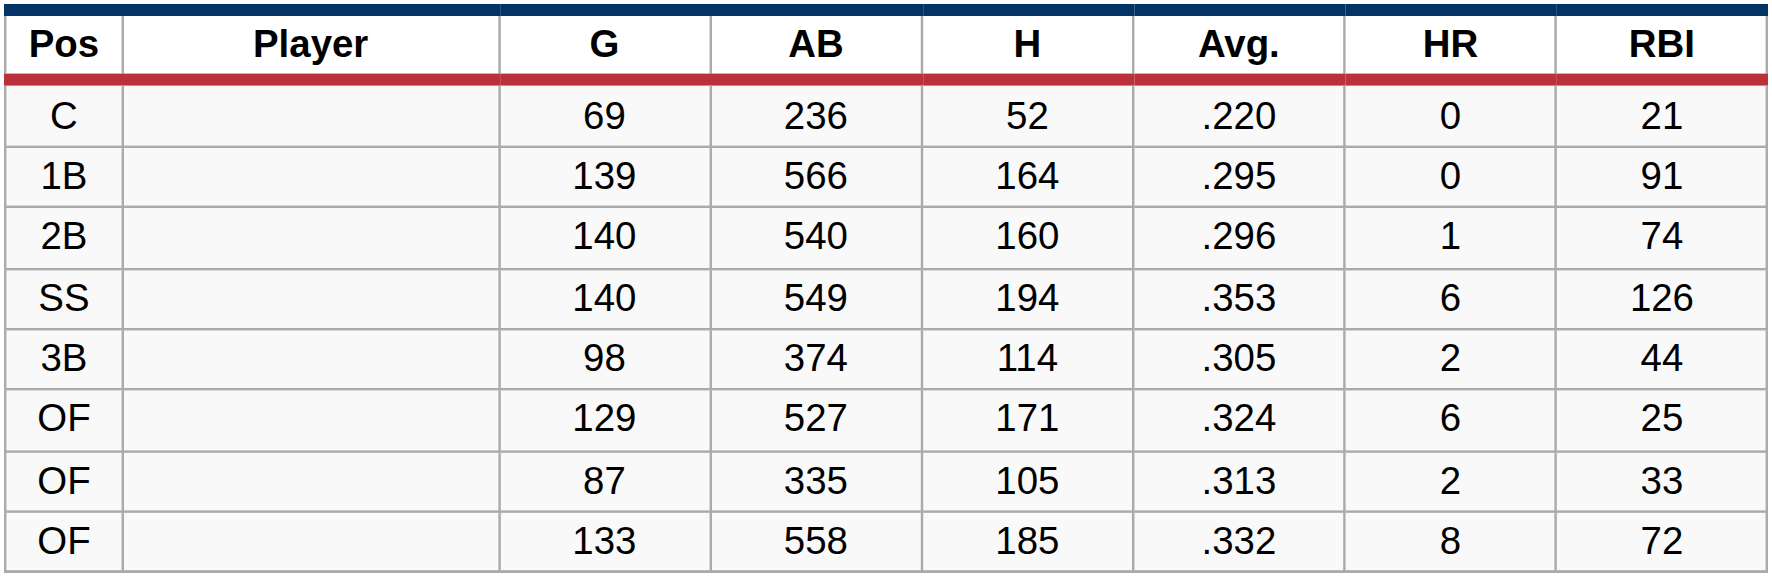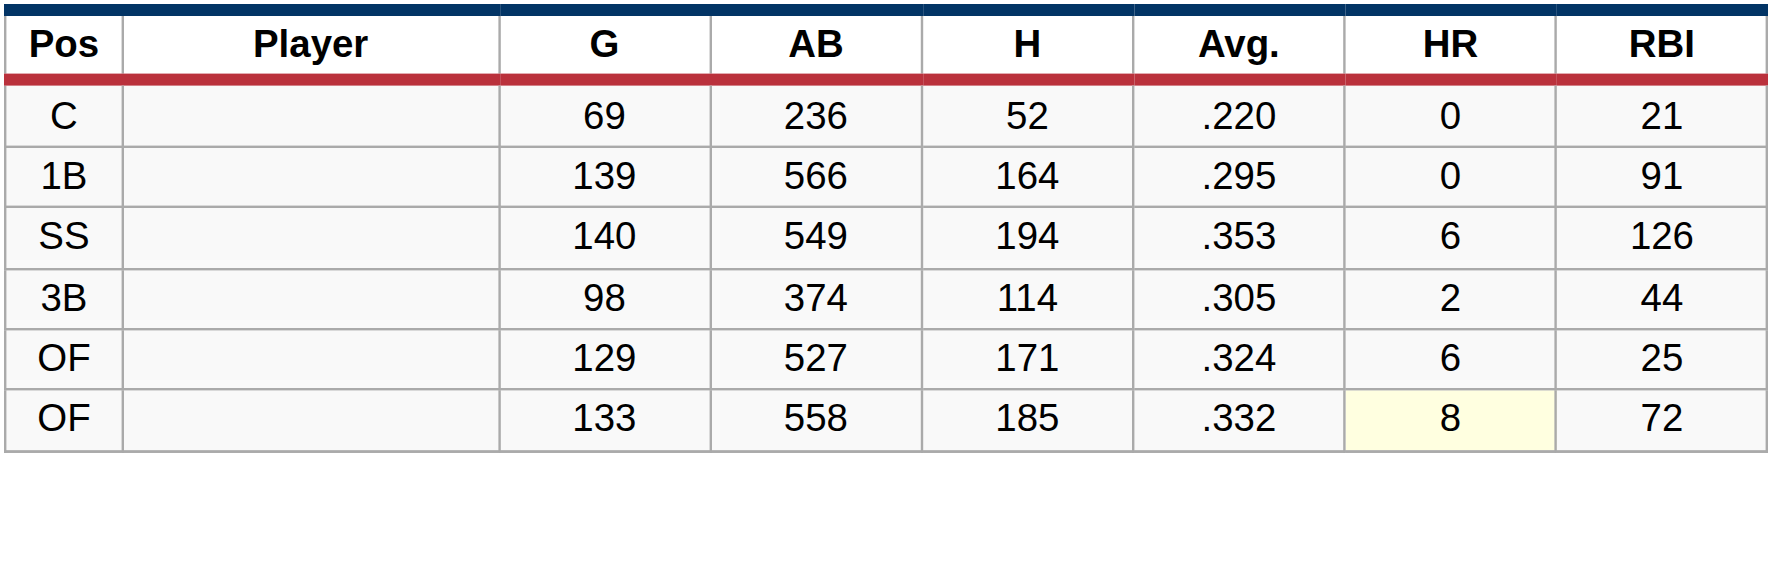- row: (816, 236)
- row: (816, 480)
(1450, 541) no background -> (1450, 419) lightyellow background
